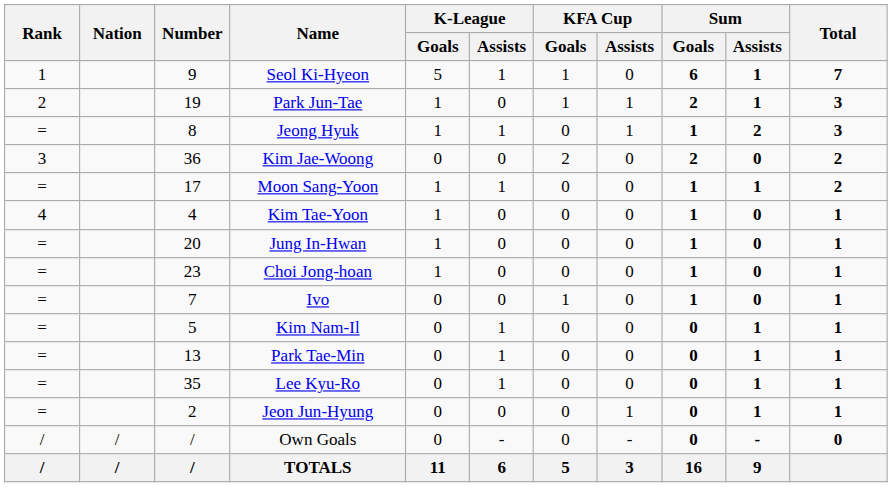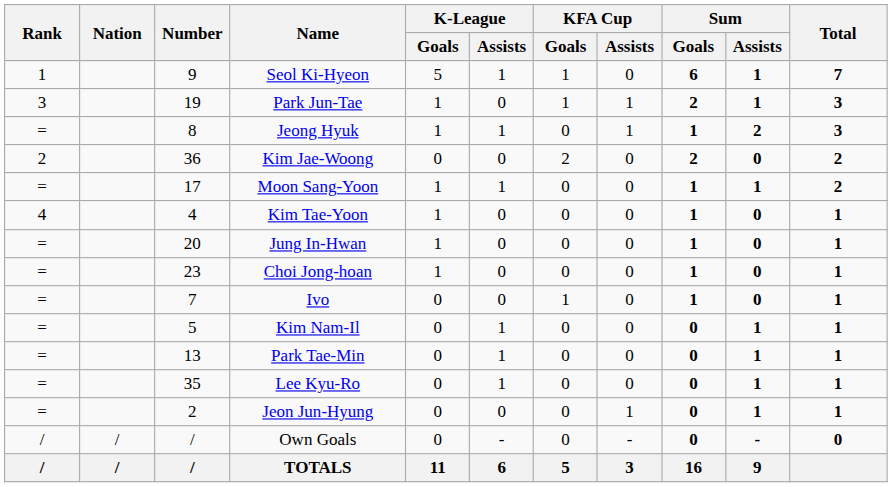(42, 102) 2 -> (42, 102) 3
(42, 159) 3 -> (42, 159) 2
